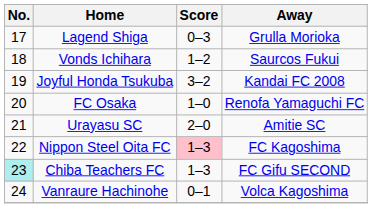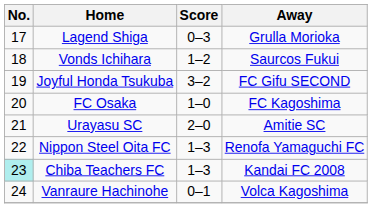(294, 81) Kandai FC 2008 -> (294, 81) FC Gifu SECOND
(294, 103) Renofa Yamaguchi FC -> (294, 103) FC Kagoshima
(199, 147) pink background -> (199, 147) no background
(294, 147) FC Kagoshima -> (294, 147) Renofa Yamaguchi FC
(294, 170) FC Gifu SECOND -> (294, 170) Kandai FC 2008
